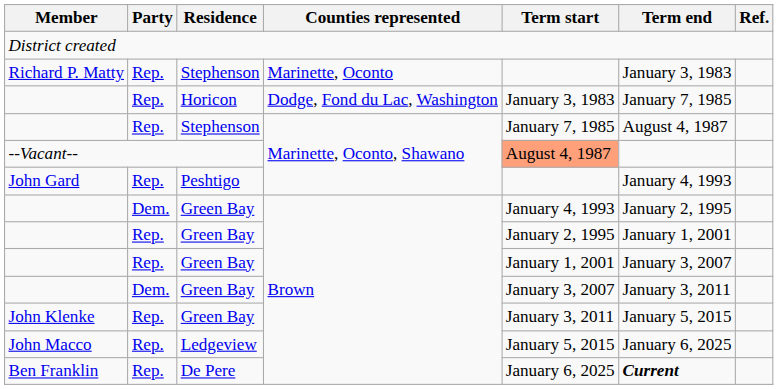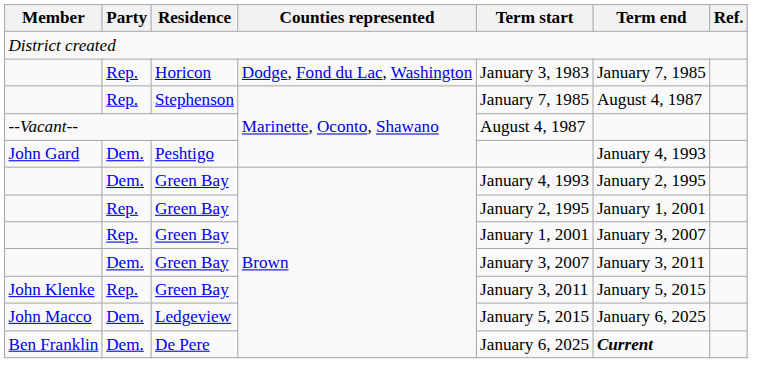- row: (66, 72)
(558, 153) lightsalmon background -> (533, 126) no background
(148, 180) Rep. -> (125, 153) Dem.
(148, 343) Rep. -> (125, 316) Dem.
(148, 371) Rep. -> (125, 343) Dem.
